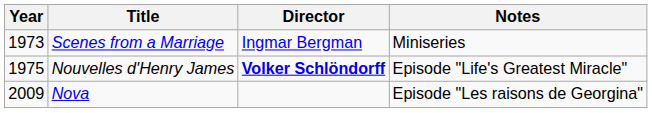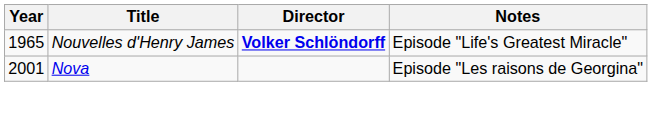- row: (138, 42)
(26, 68) 1975 -> (26, 42) 1965
(26, 94) 2009 -> (26, 68) 2001
